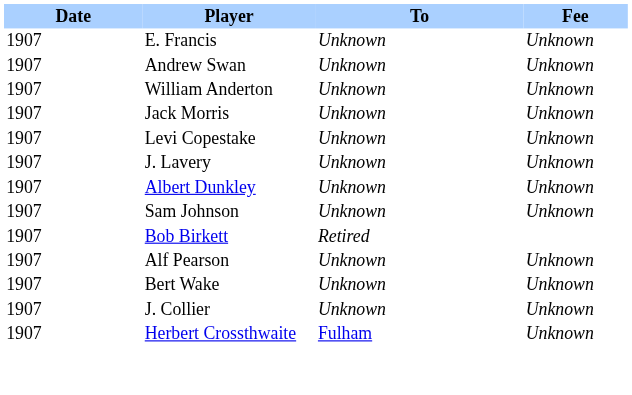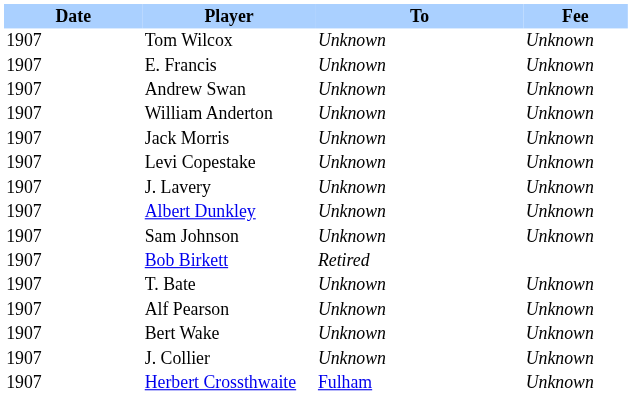+ row: (189, 40)
+ row: (170, 284)
